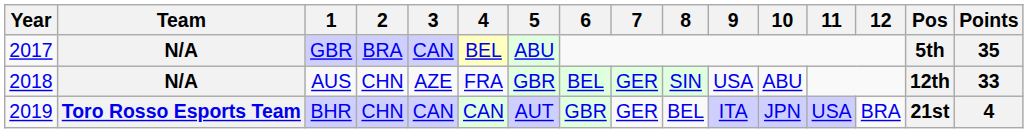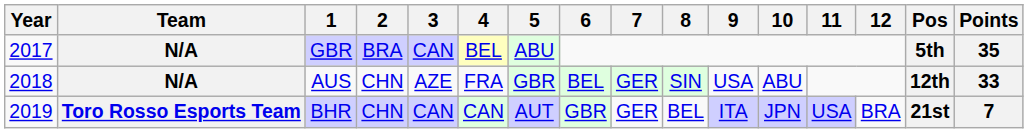(989, 112) 4 -> (989, 112) 7
